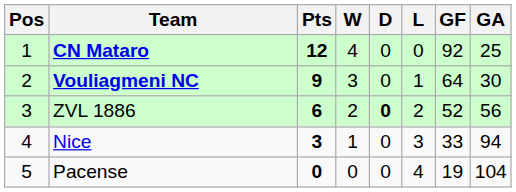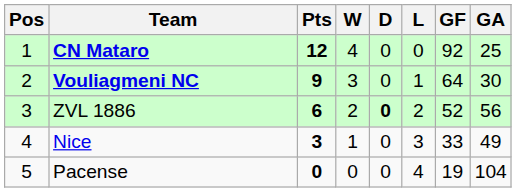(491, 141) 94 -> (491, 141) 49
